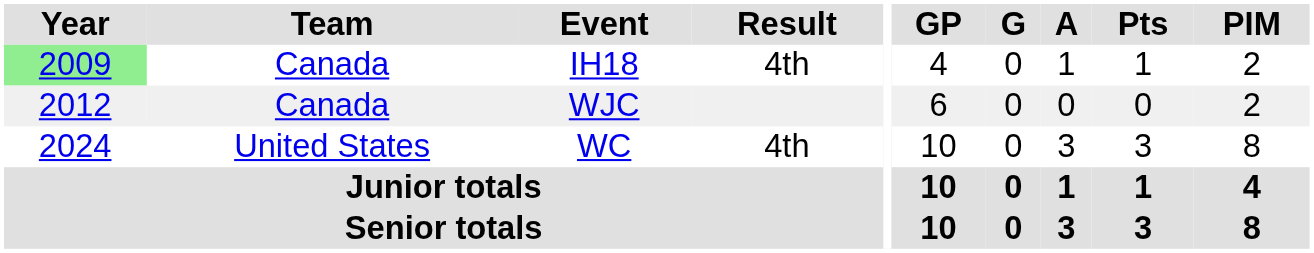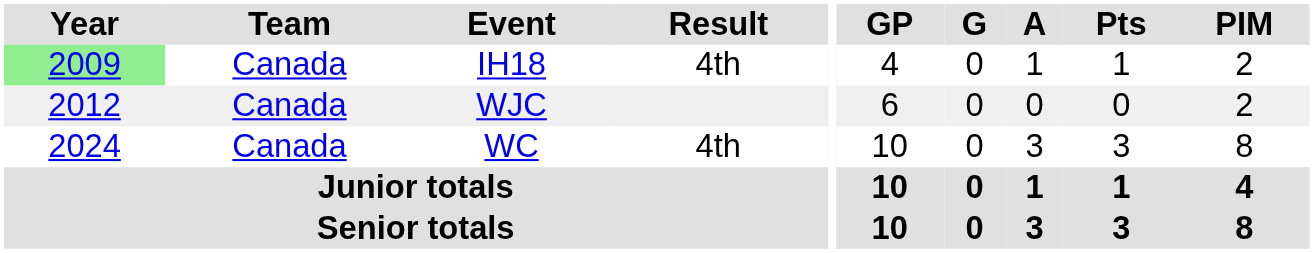(332, 146) United States -> (289, 146) Canada
